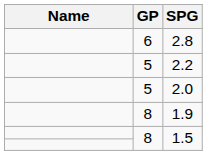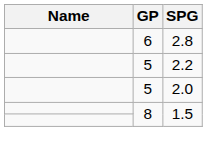- row: (148, 114)
